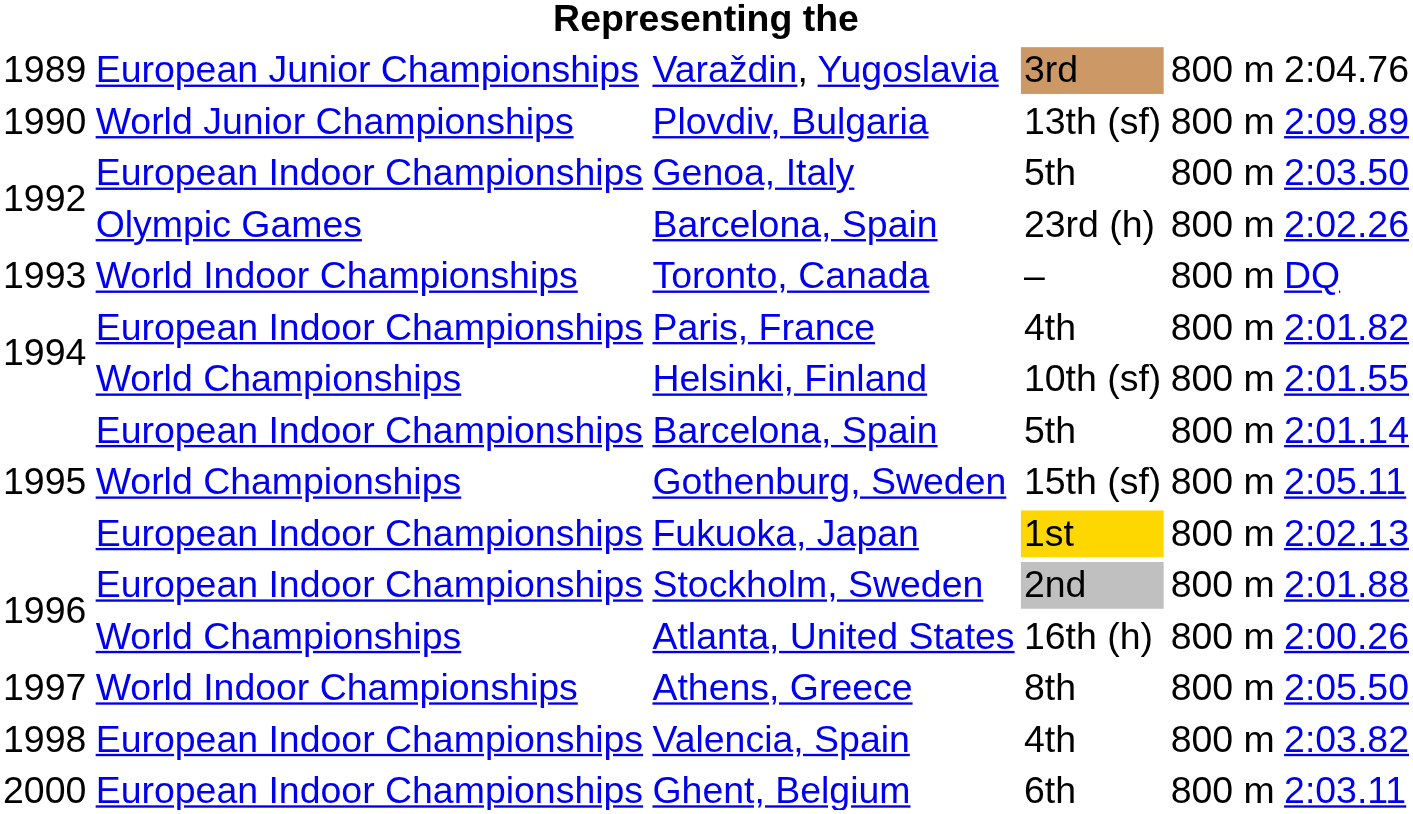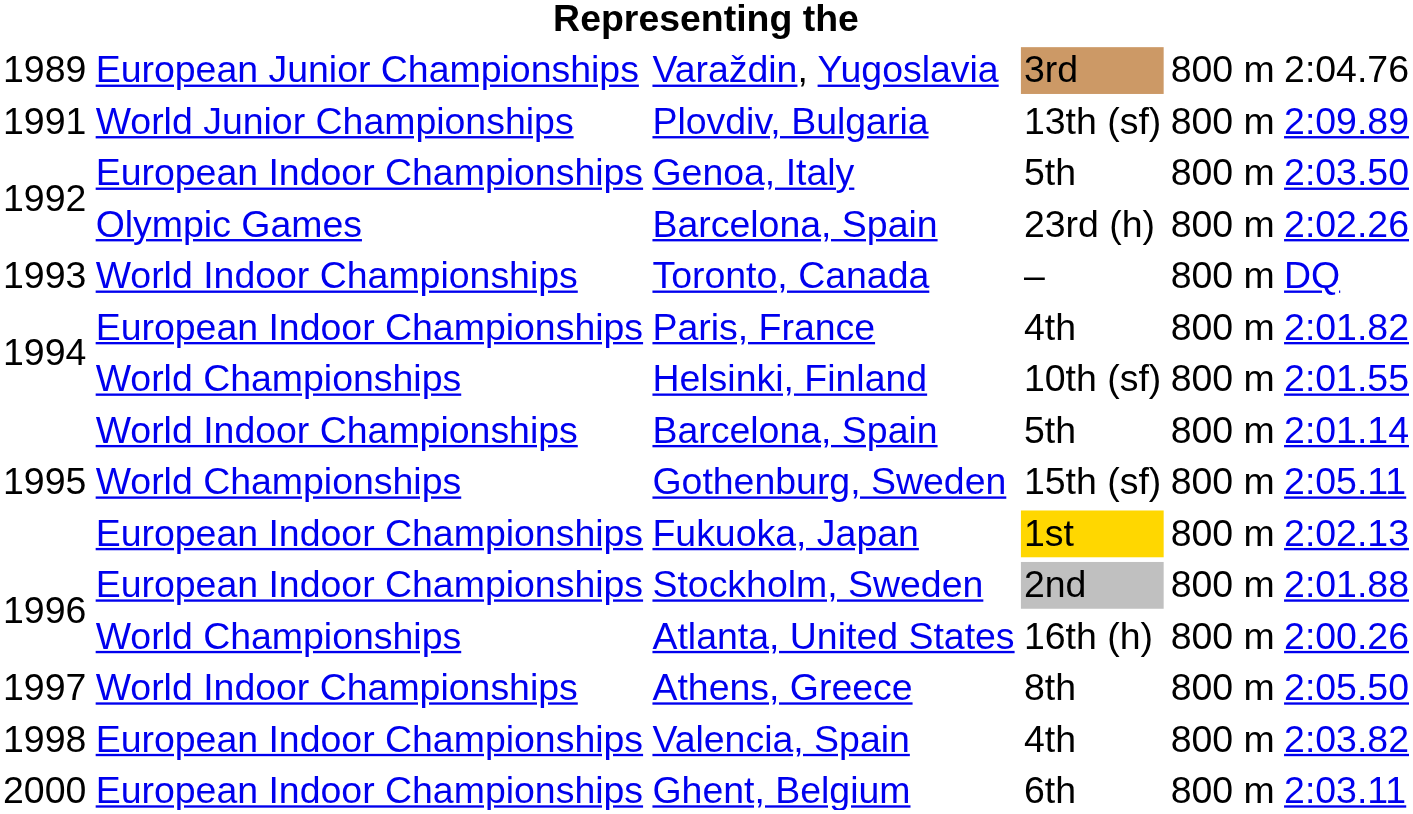(45, 121) 1990 -> (45, 121) 1991
(369, 430) European Indoor Championships -> (337, 430) World Indoor Championships
